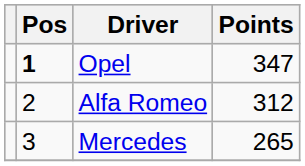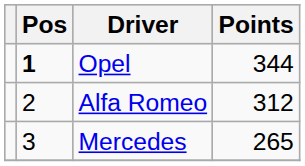(273, 63) 347 -> (273, 63) 344
